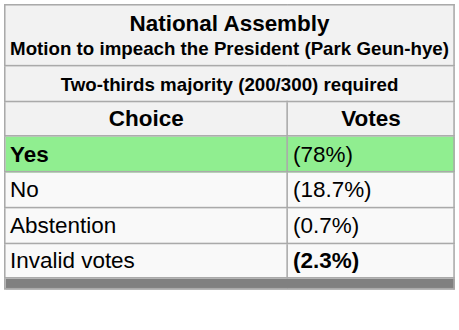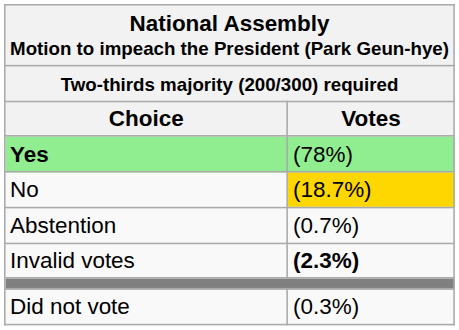(332, 190) no background -> (332, 190) gold background
+ row: (70, 307)
